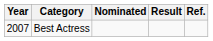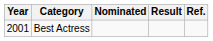(18, 28) 2007 -> (18, 28) 2001
